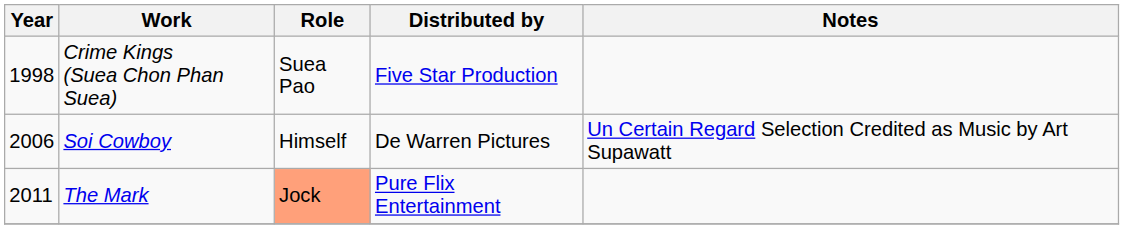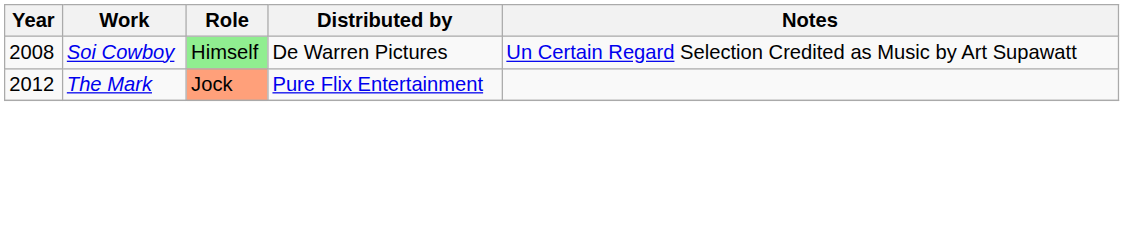- row: (144, 75)
(32, 141) 2006 -> (32, 52) 2008
(313, 141) no background -> (225, 52) lightgreen background
(31, 195) 2011 -> (32, 84) 2012
